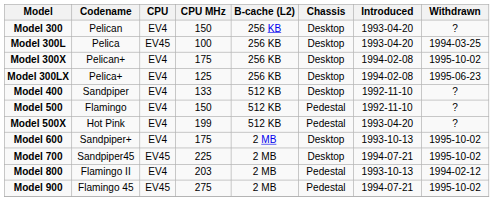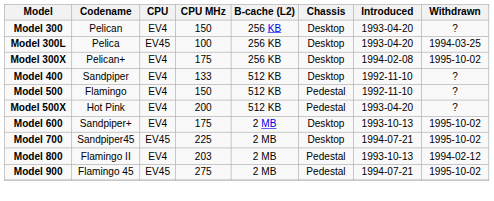- row: (38, 76)
(203, 124) 199 -> (203, 108) 200
